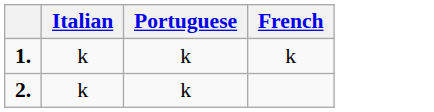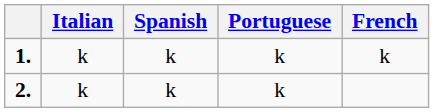+ column: (171, 21)
